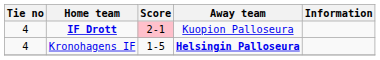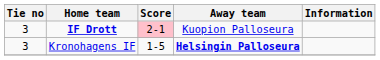(25, 30) 4 -> (25, 30) 3
(25, 46) 4 -> (25, 46) 3
